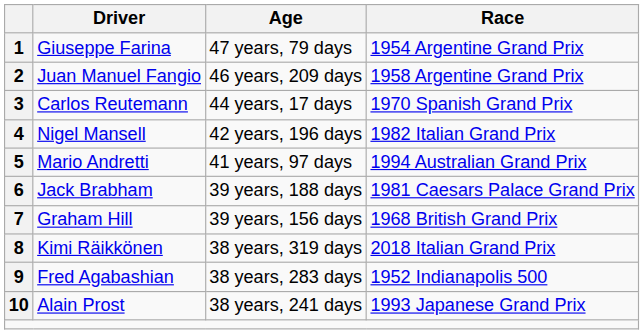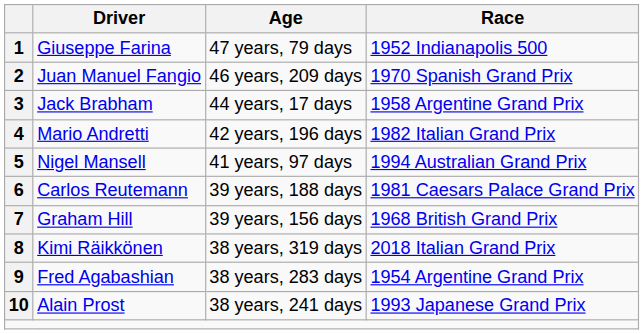(477, 47) 1954 Argentine Grand Prix -> (459, 47) 1952 Indianapolis 500
(477, 76) 1958 Argentine Grand Prix -> (471, 76) 1970 Spanish Grand Prix
(113, 104) Carlos Reutemann -> (95, 104) Jack Brabham
(471, 104) 1970 Spanish Grand Prix -> (477, 104) 1958 Argentine Grand Prix
(91, 133) Nigel Mansell -> (93, 133) Mario Andretti
(93, 162) Mario Andretti -> (91, 162) Nigel Mansell
(95, 190) Jack Brabham -> (113, 190) Carlos Reutemann
(459, 276) 1952 Indianapolis 500 -> (477, 276) 1954 Argentine Grand Prix
